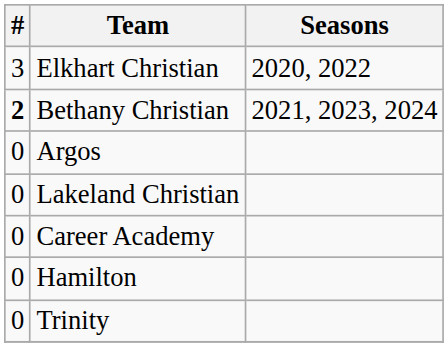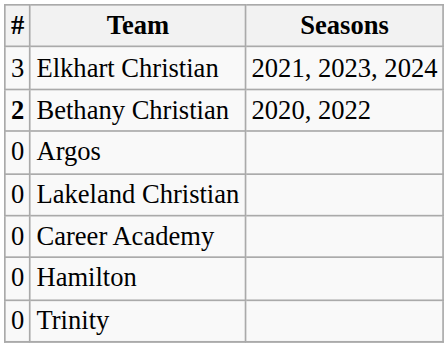(311, 67) 2020, 2022 -> (345, 67) 2021, 2023, 2024
(345, 109) 2021, 2023, 2024 -> (311, 109) 2020, 2022
